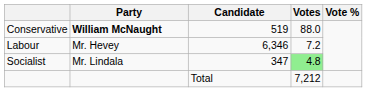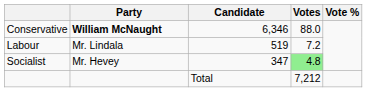(280, 29) 519 -> (275, 29) 6,346
(96, 45) Mr. Hevey -> (98, 45) Mr. Lindala
(275, 45) 6,346 -> (280, 45) 519
(98, 62) Mr. Lindala -> (96, 62) Mr. Hevey
